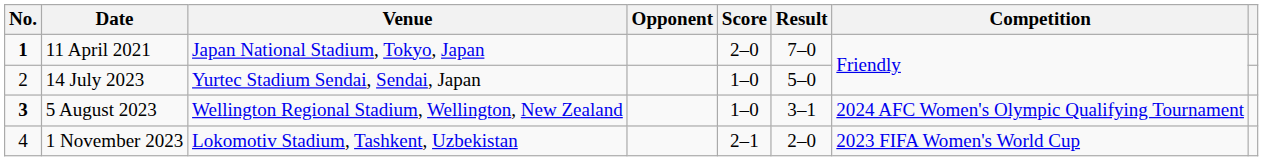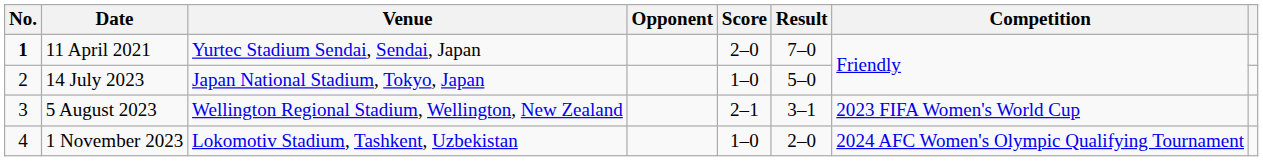(338, 49) Japan National Stadium, Tokyo, Japan -> (336, 49) Yurtec Stadium Sendai, Sendai, Japan
(336, 79) Yurtec Stadium Sendai, Sendai, Japan -> (338, 79) Japan National Stadium, Tokyo, Japan
(23, 110) bold -> (23, 110) normal
(744, 110) 1–0 -> (744, 110) 2–1
(1040, 110) 2024 AFC Women's Olympic Qualifying Tournament -> (958, 110) 2023 FIFA Women's World Cup
(744, 140) 2–1 -> (744, 140) 1–0
(958, 140) 2023 FIFA Women's World Cup -> (1040, 140) 2024 AFC Women's Olympic Qualifying Tournament
